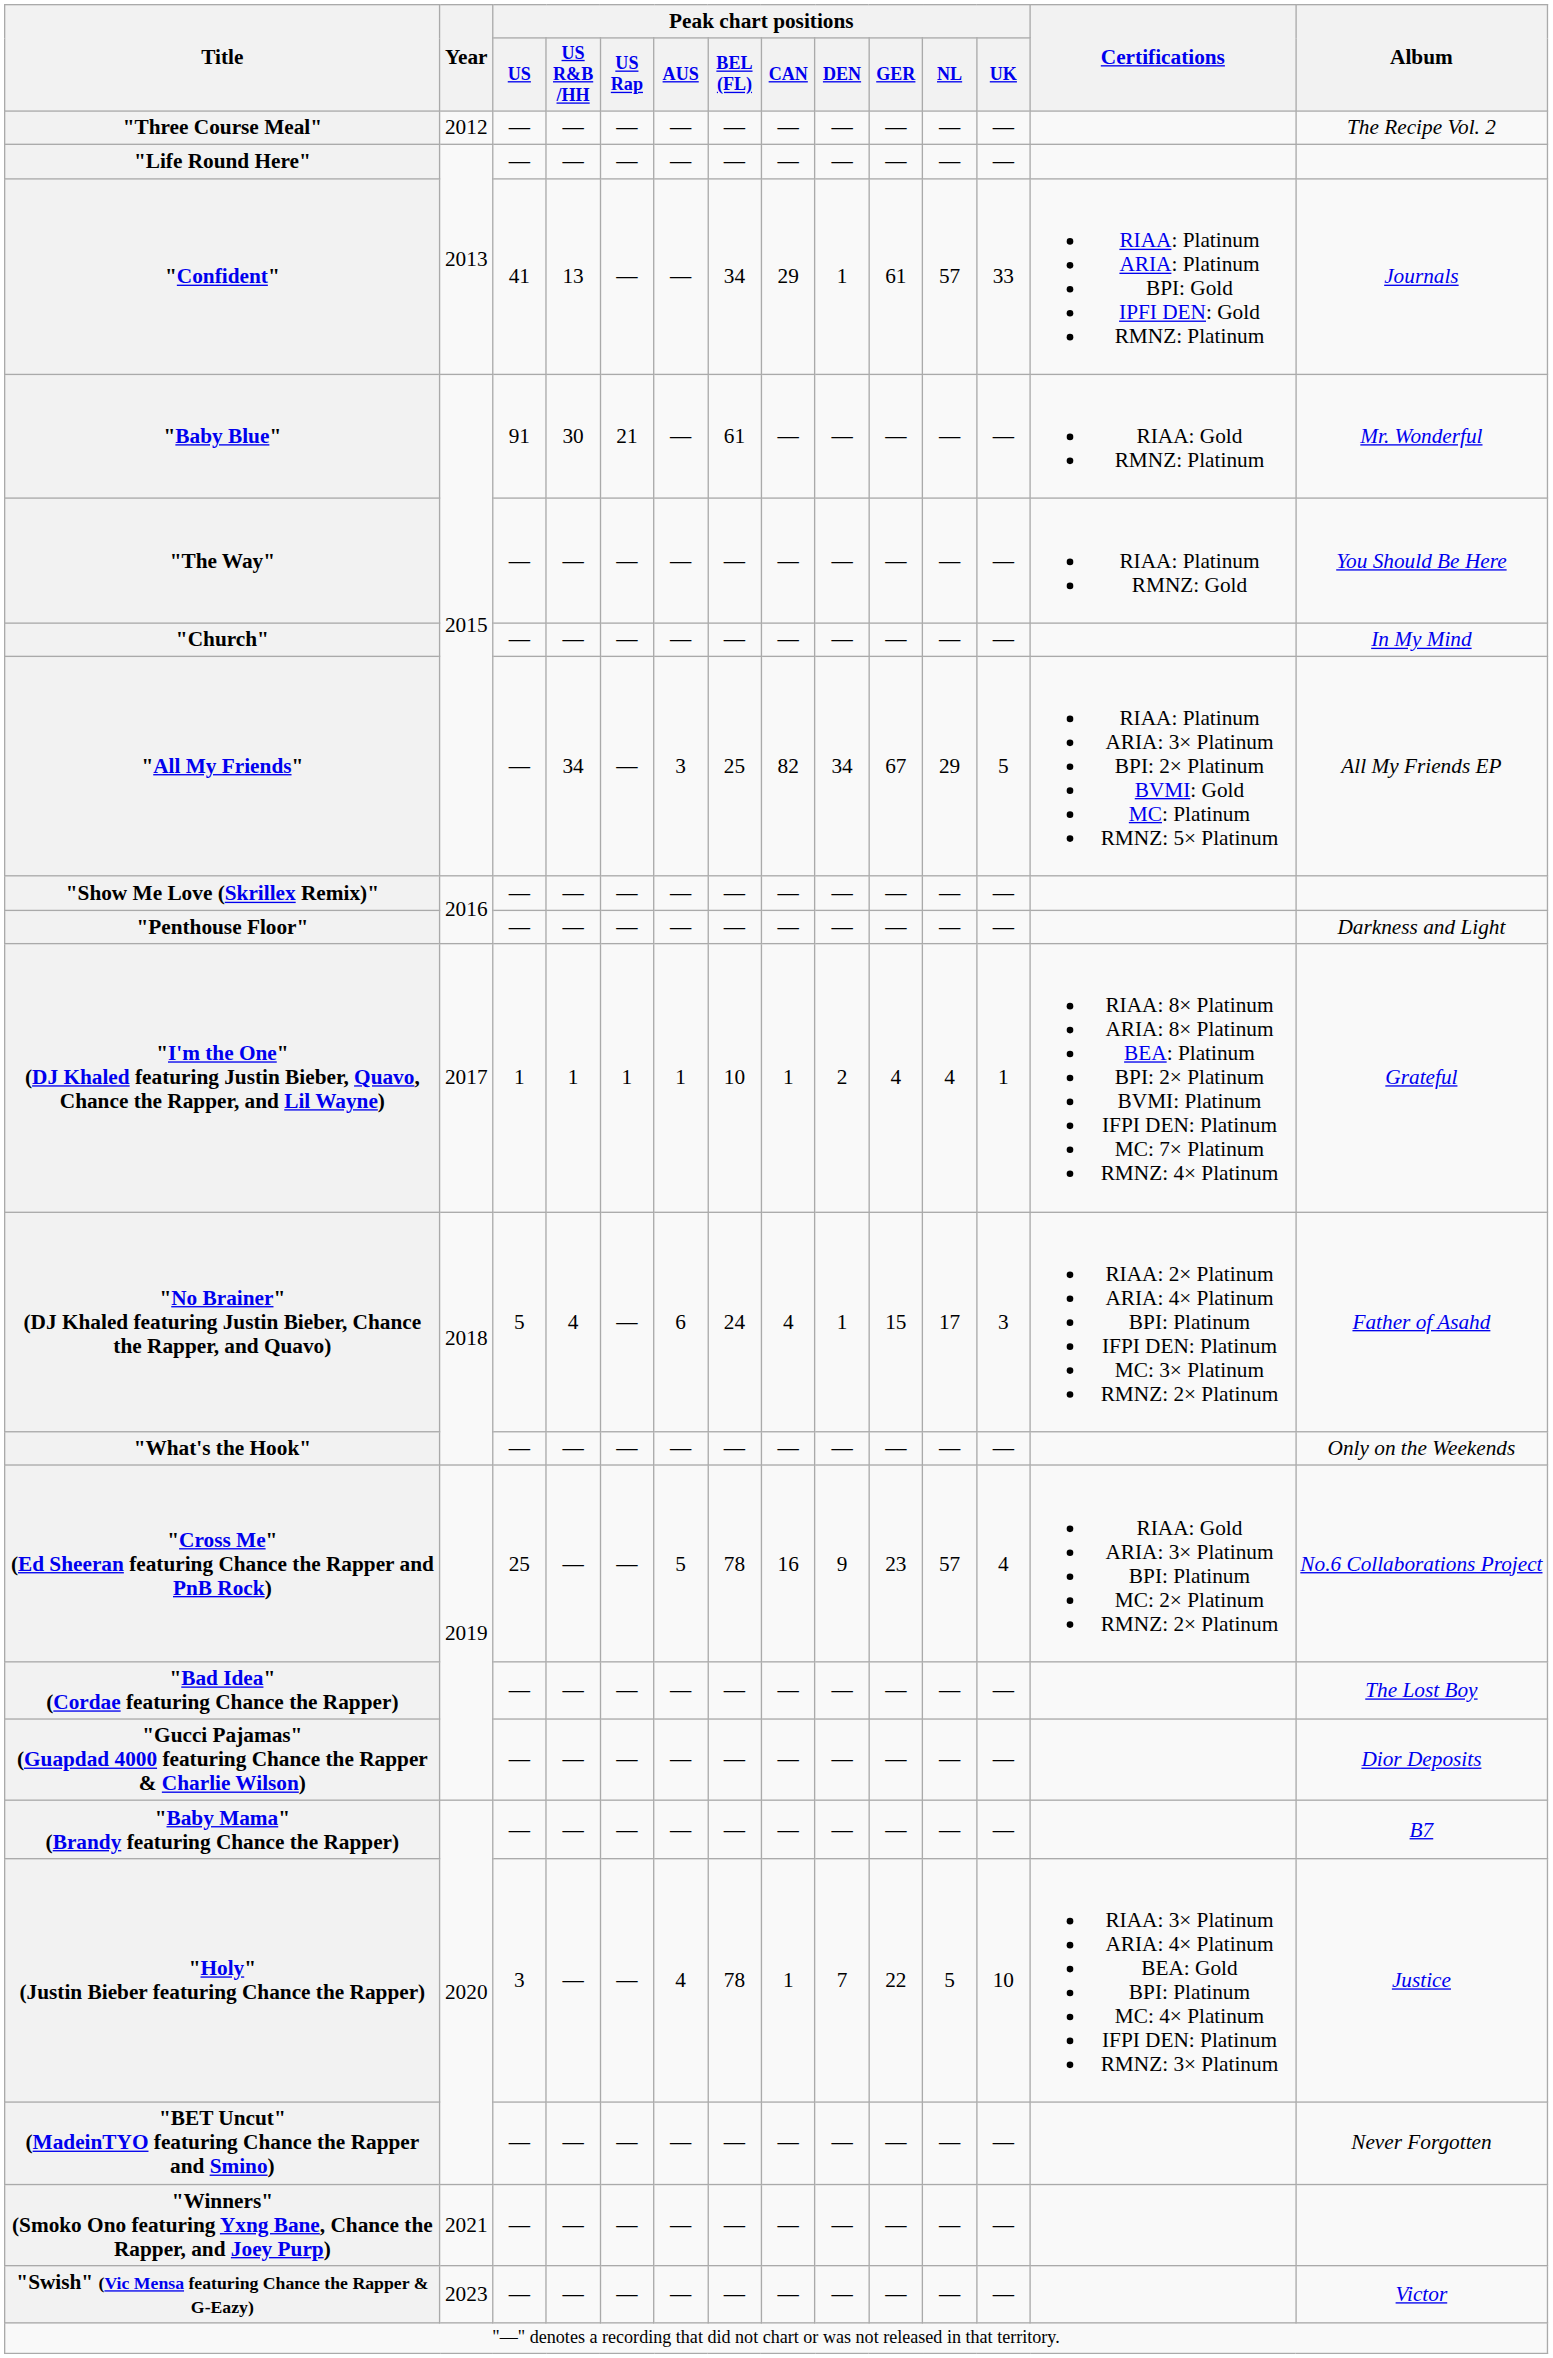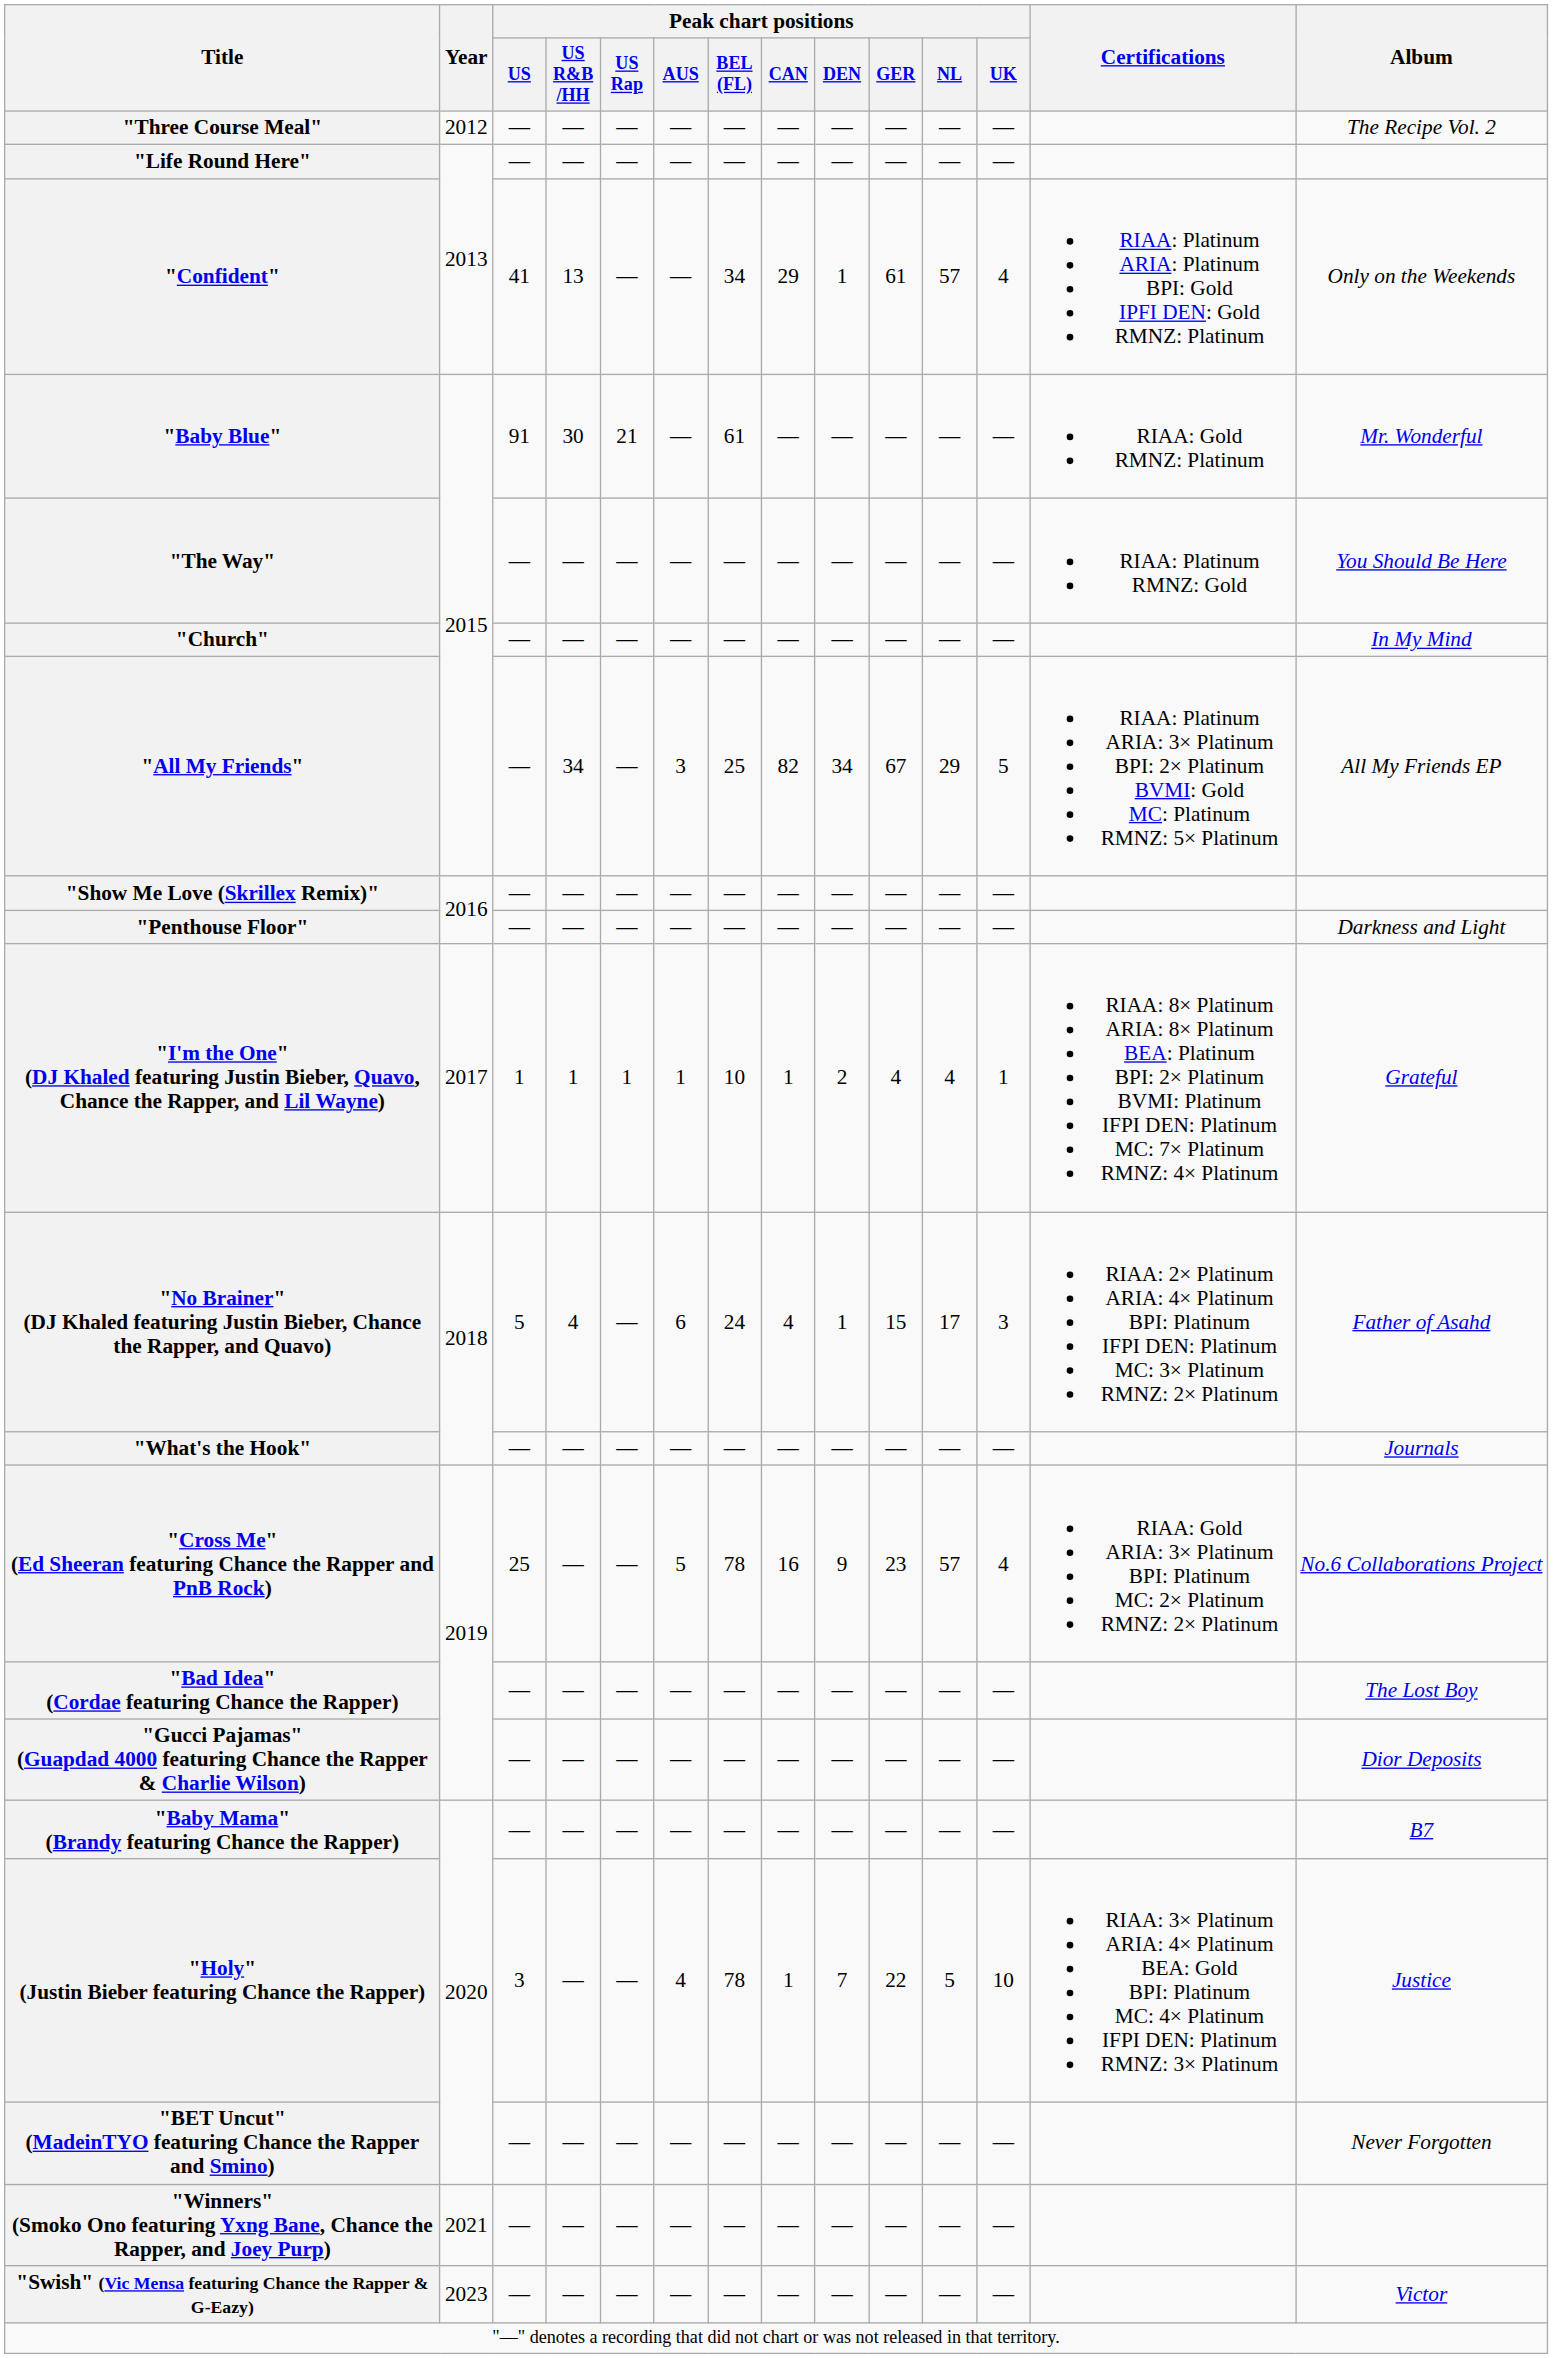(1003, 276) 33 -> (1003, 276) 4
(1421, 276) Journals -> (1421, 276) Only on the Weekends
(1421, 1448) Only on the Weekends -> (1421, 1448) Journals
